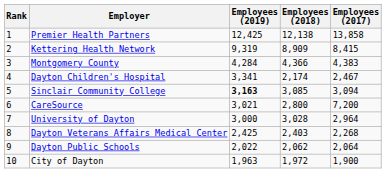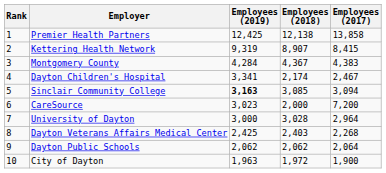(295, 49) 8,909 -> (295, 49) 8,907
(295, 63) 4,366 -> (295, 63) 4,367
(244, 105) 3,021 -> (244, 105) 3,023
(295, 105) 2,800 -> (295, 105) 2,000
(244, 147) 2,022 -> (244, 147) 2,062
